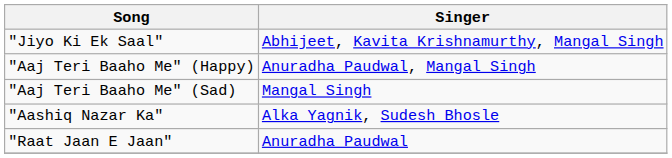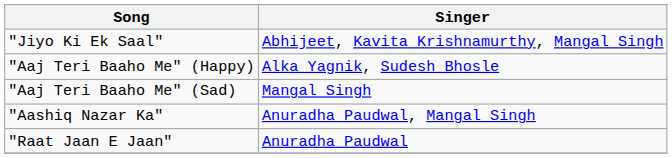(399, 67) Anuradha Paudwal, Mangal Singh -> (381, 67) Alka Yagnik, Sudesh Bhosle
(381, 116) Alka Yagnik, Sudesh Bhosle -> (399, 116) Anuradha Paudwal, Mangal Singh
